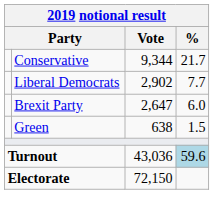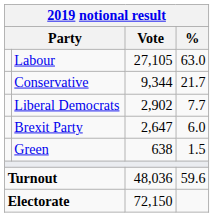+ row: (35, 60)
(153, 156) 43,036 -> (153, 178) 48,036
(193, 156) lightblue background -> (193, 178) no background
